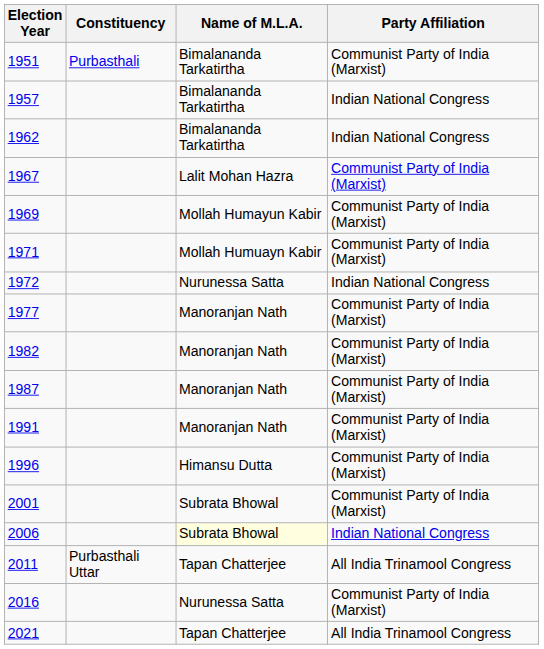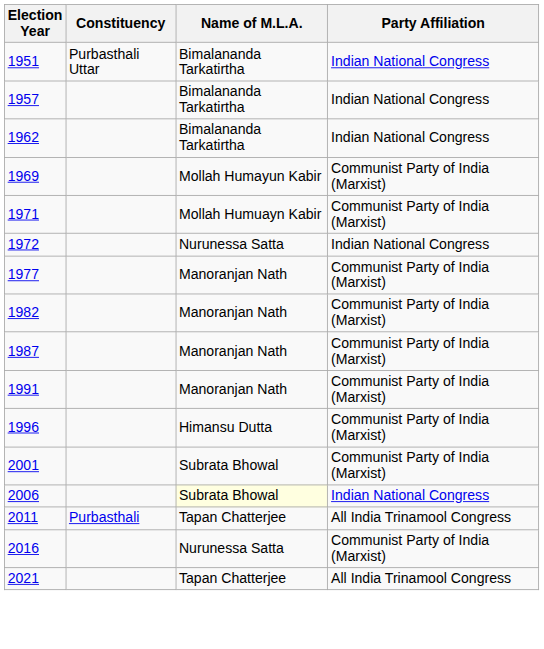(104, 61) Purbasthali -> (104, 61) Purbasthali Uttar
(410, 61) Communist Party of India (Marxist) -> (410, 61) Indian National Congress
- row: (23, 176)
(104, 564) Purbasthali Uttar -> (104, 518) Purbasthali
